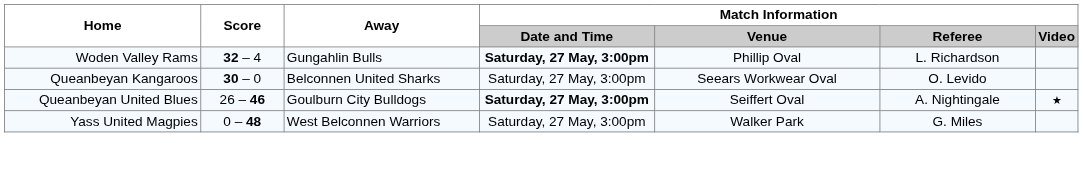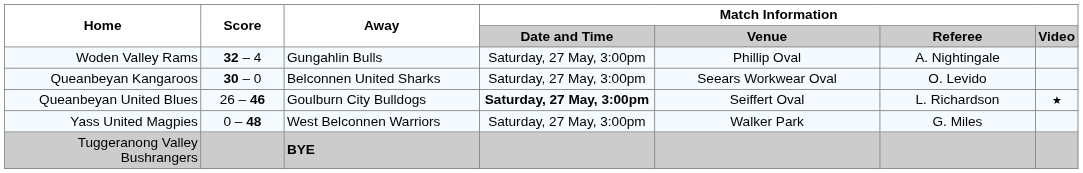(567, 57) bold -> (567, 57) normal
(957, 57) L. Richardson -> (957, 57) A. Nightingale
(957, 100) A. Nightingale -> (957, 100) L. Richardson
+ row: (138, 150)
